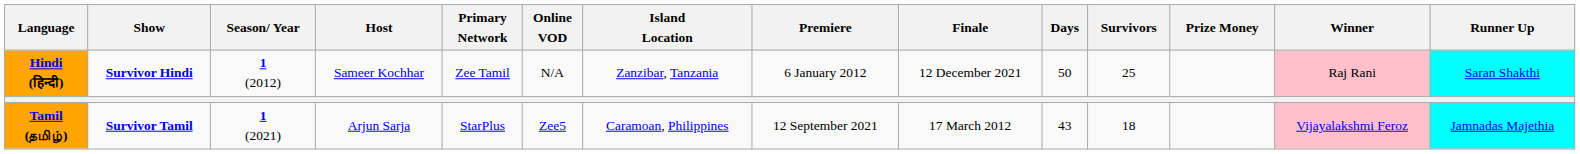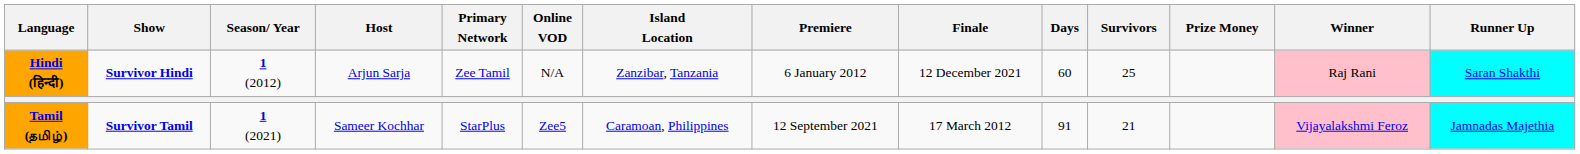(379, 73) Sameer Kochhar -> (379, 73) Arjun Sarja
(1065, 73) 50 -> (1065, 73) 60
(379, 125) Arjun Sarja -> (379, 125) Sameer Kochhar
(1065, 125) 43 -> (1065, 125) 91
(1129, 125) 18 -> (1129, 125) 21
